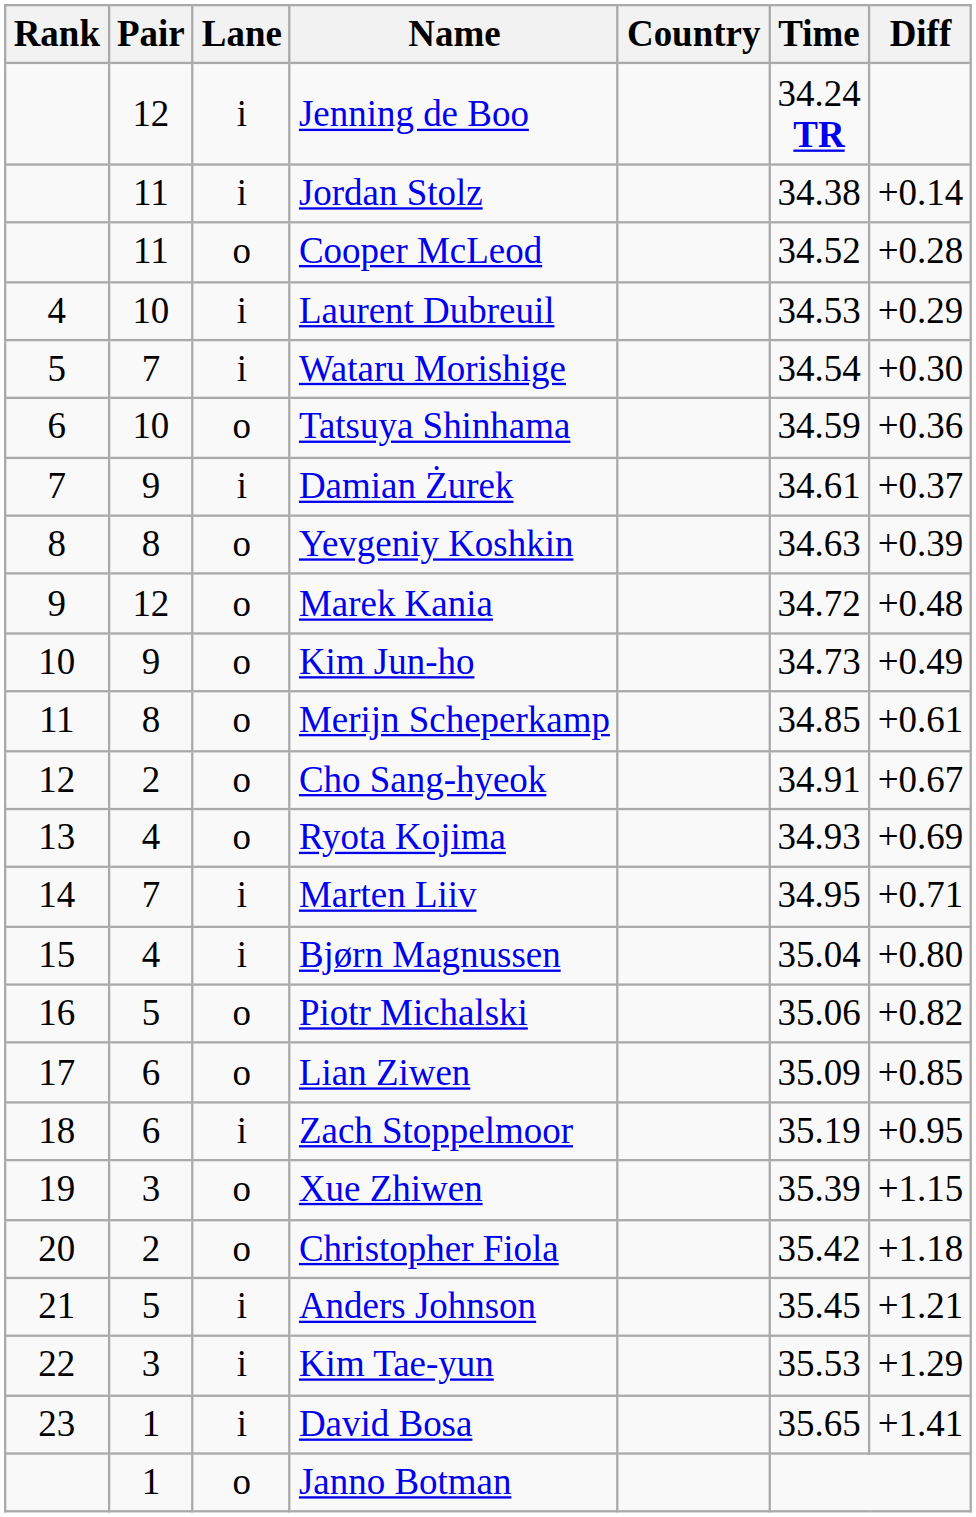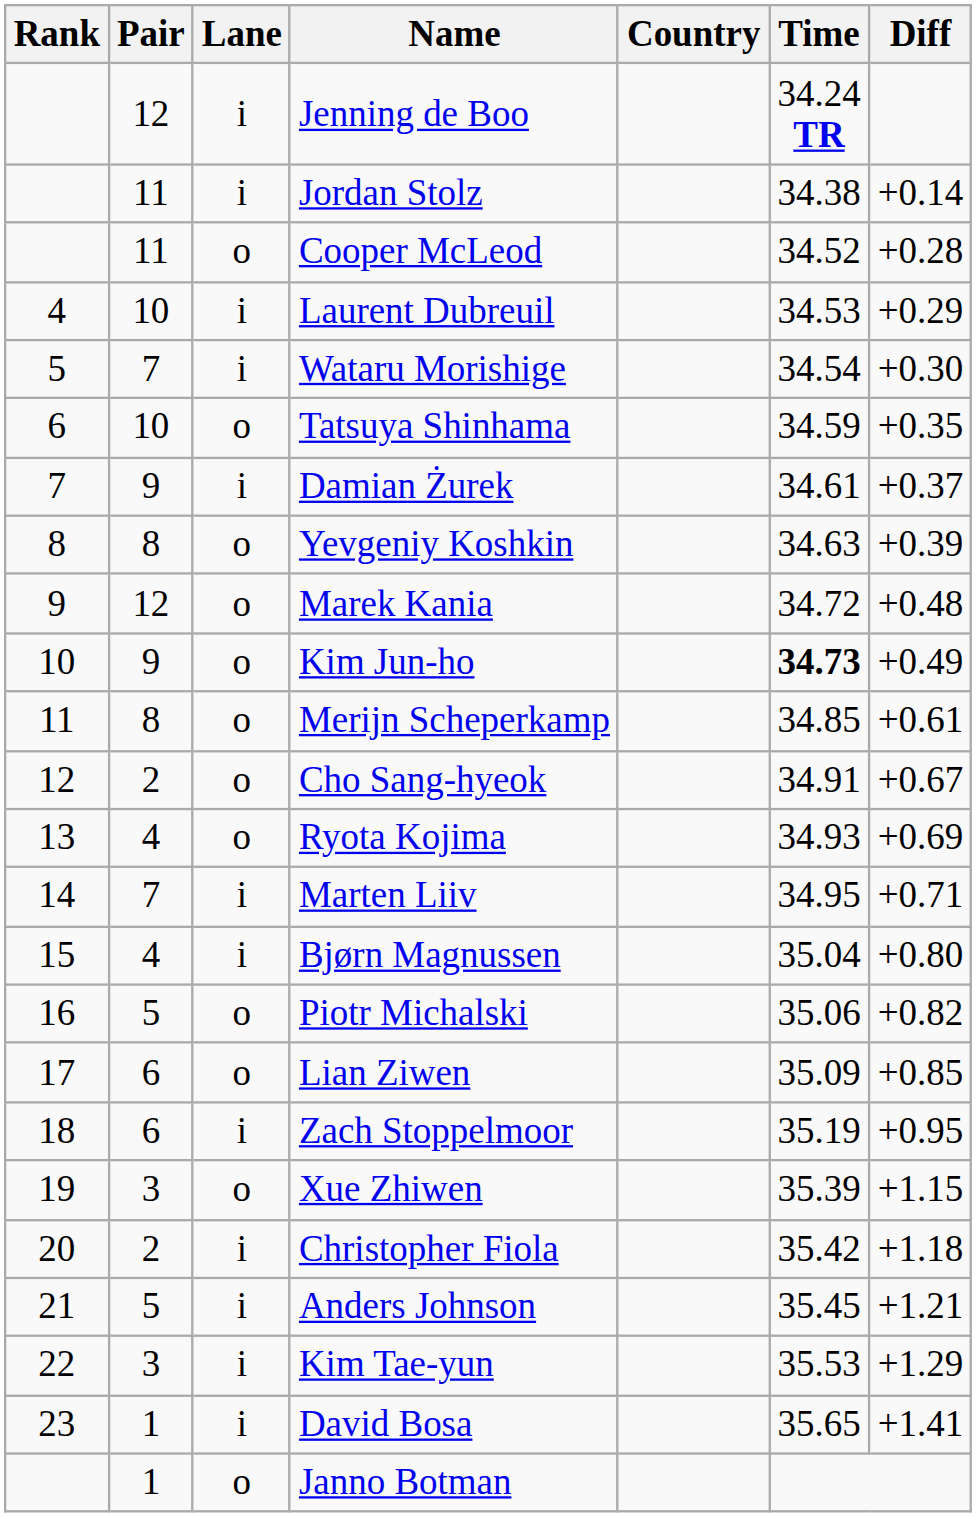(920, 427) +0.36 -> (920, 427) +0.35
(819, 661) normal -> (819, 661) bold
(242, 1247) o -> (242, 1247) i
